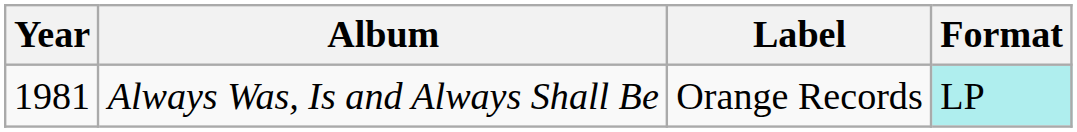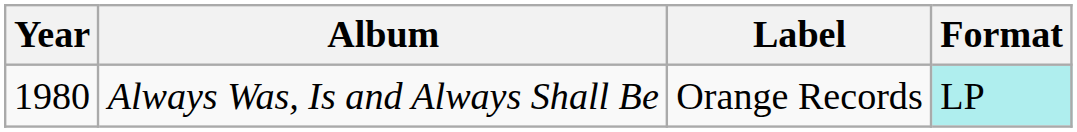(52, 95) 1981 -> (52, 95) 1980
